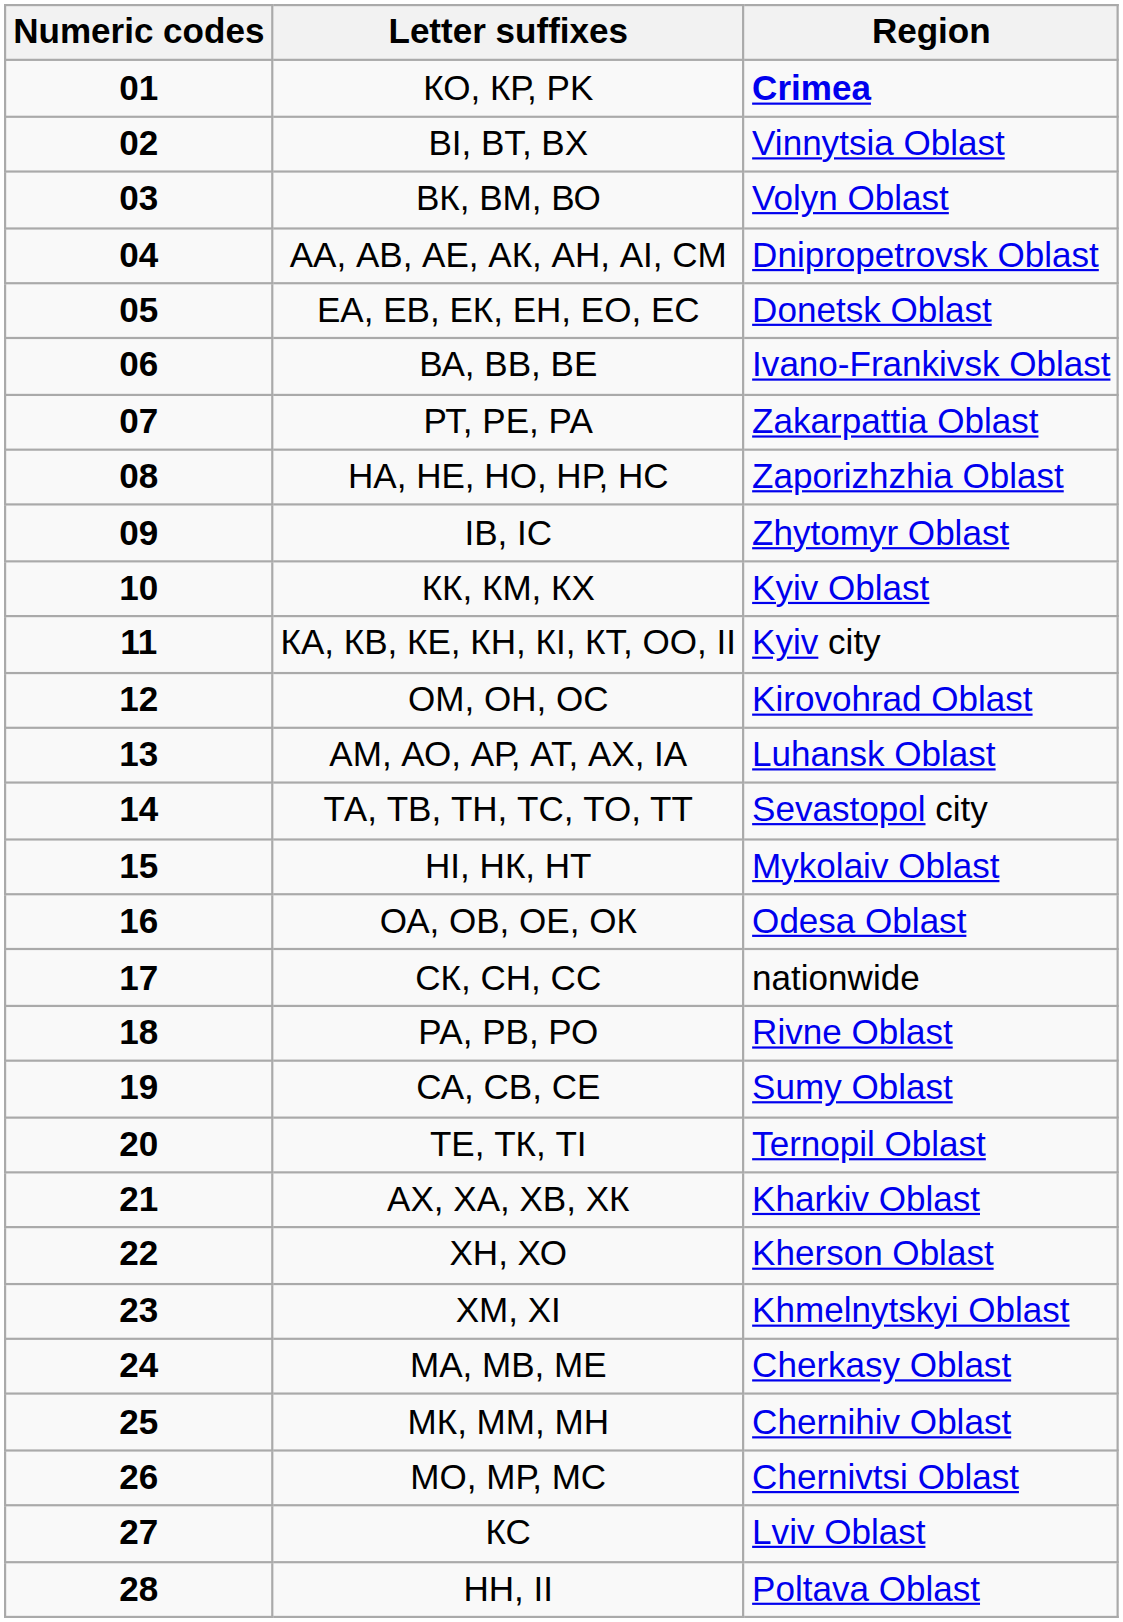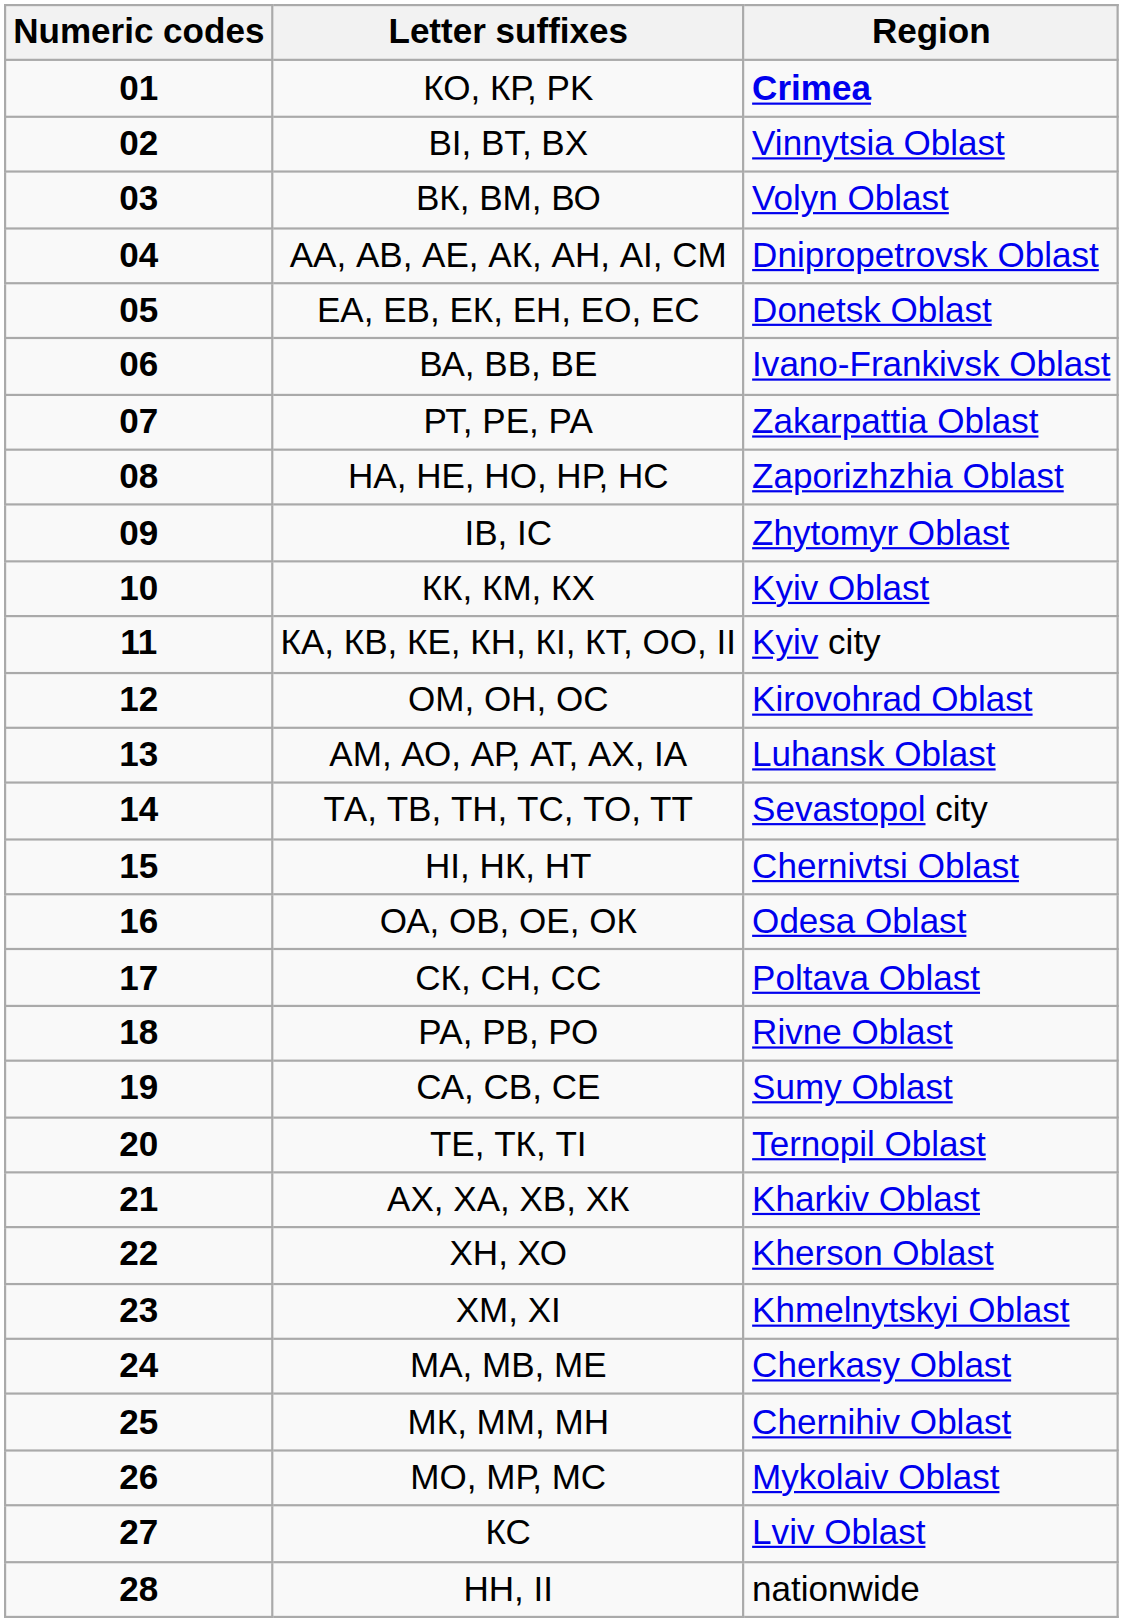(876, 865) Mykolaiv Oblast -> (886, 865) Chernivtsi Oblast
(836, 976) nationwide -> (866, 976) Poltava Oblast
(886, 1477) Chernivtsi Oblast -> (876, 1477) Mykolaiv Oblast
(866, 1588) Poltava Oblast -> (836, 1588) nationwide
